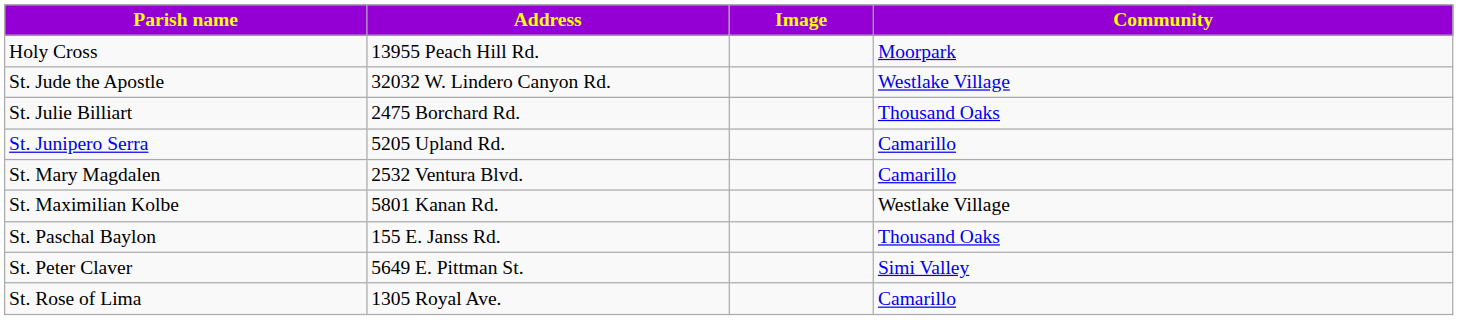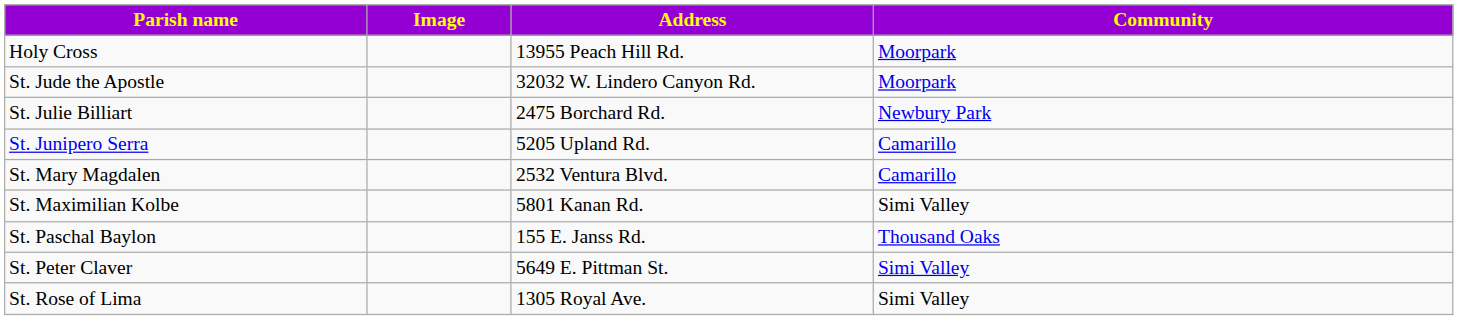columns swapped: (801, 19) <-> (548, 19)
(944, 81) Westlake Village -> (917, 81) Moorpark
(939, 112) Thousand Oaks -> (935, 112) Newbury Park
(944, 205) Westlake Village -> (924, 205) Simi Valley
(917, 298) Camarillo -> (924, 298) Simi Valley
